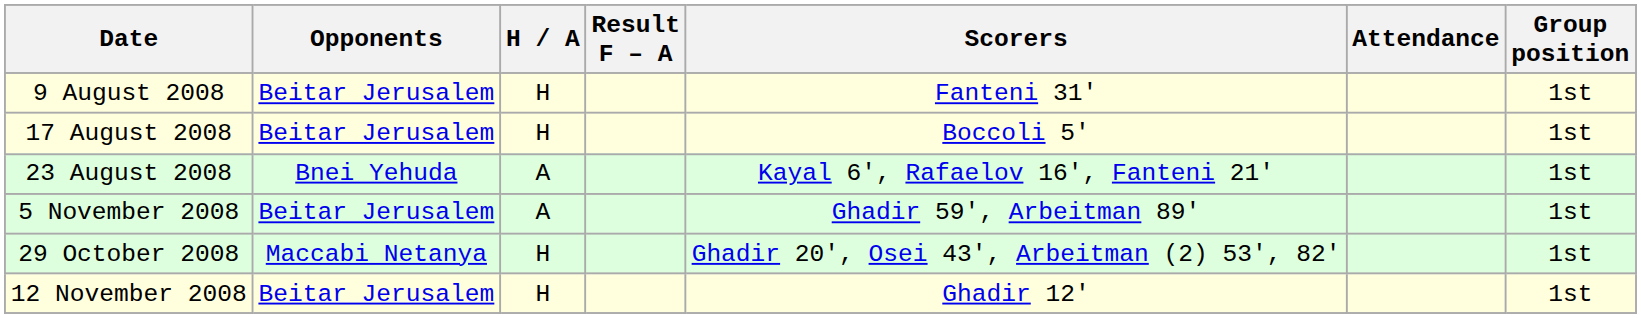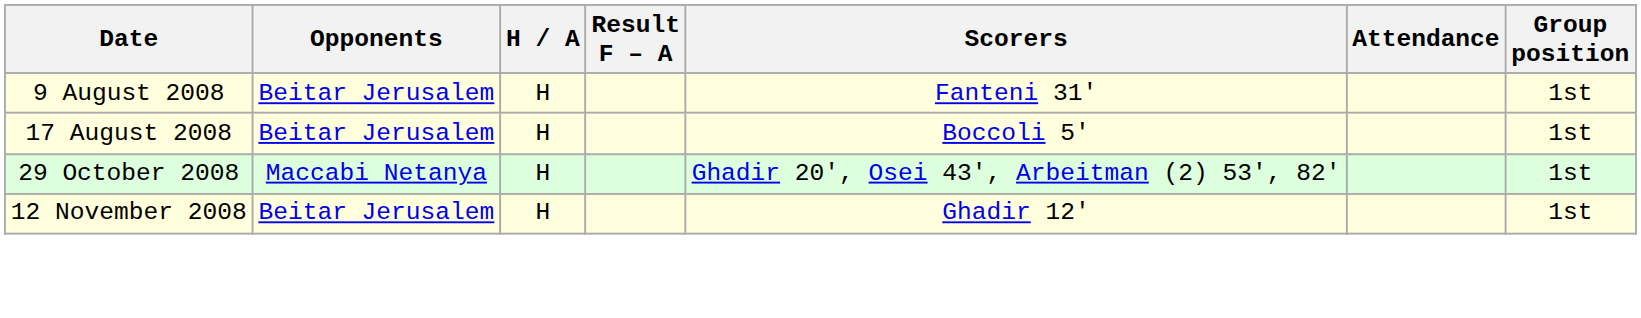- row: (129, 173)
- row: (129, 213)
